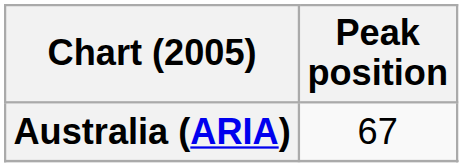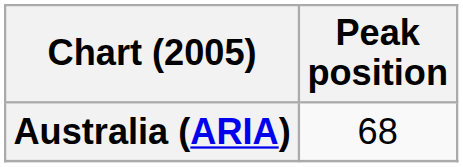(378, 131) 67 -> (378, 131) 68
